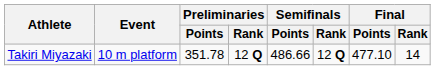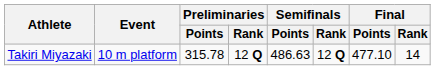(204, 55) 351.78 -> (204, 55) 315.78
(290, 55) 486.66 -> (290, 55) 486.63
